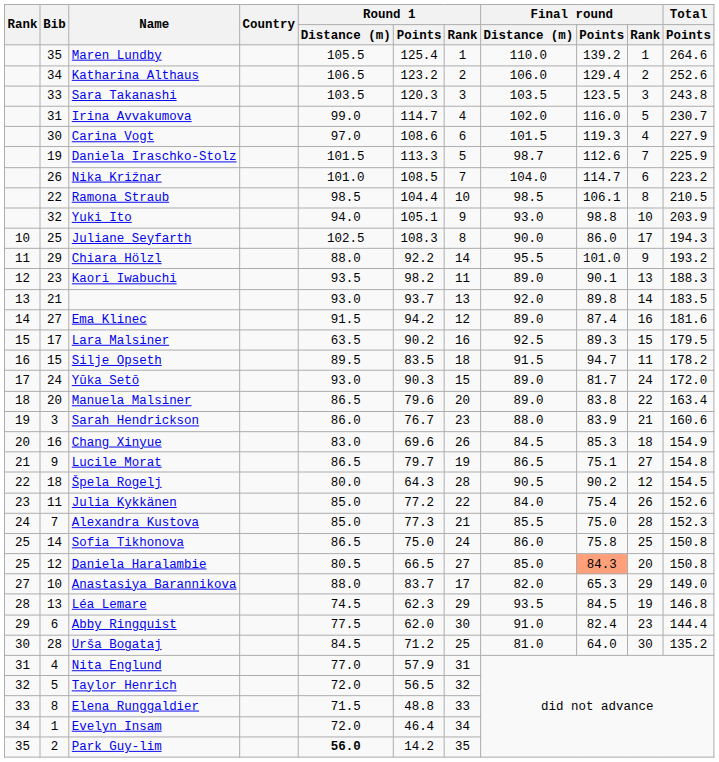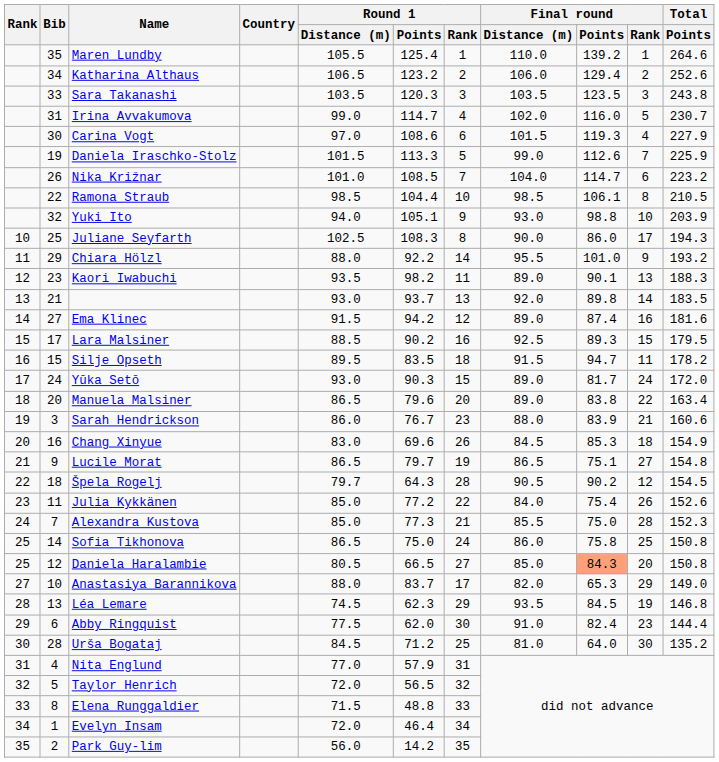(528, 157) 98.7 -> (528, 157) 99.0
(346, 340) 63.5 -> (346, 340) 88.5
(346, 482) 80.0 -> (346, 482) 79.7
(346, 747) bold -> (346, 747) normal
